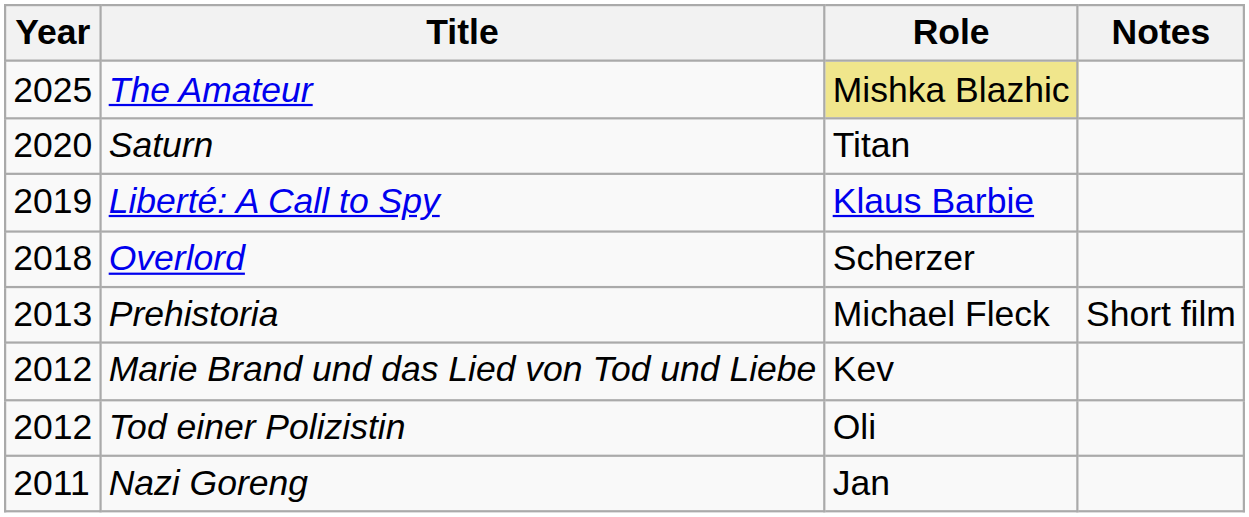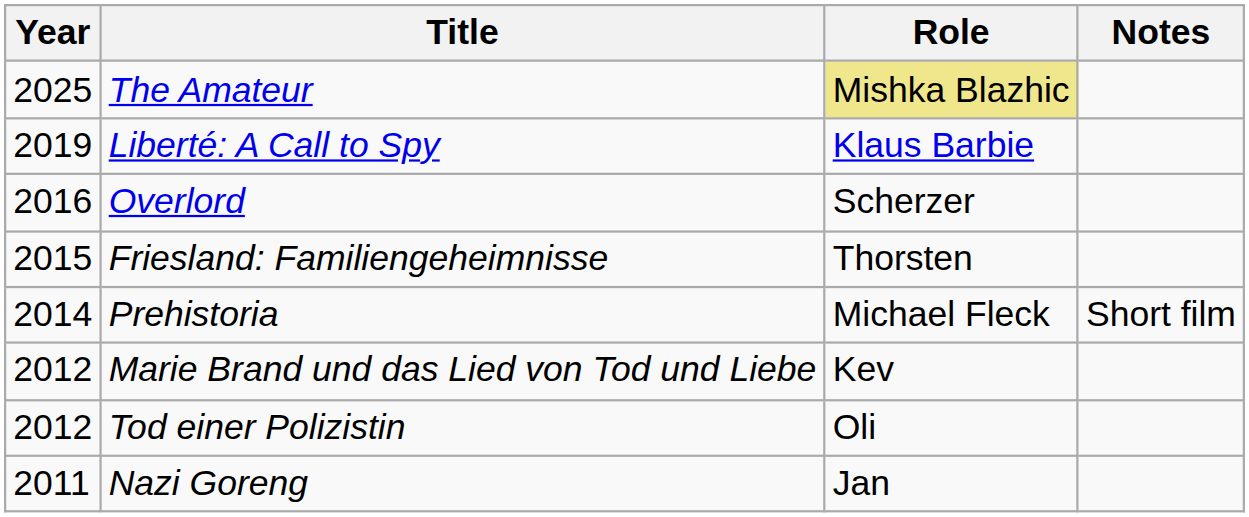- row: (161, 145)
(53, 257) 2018 -> (53, 201) 2016
+ row: (358, 257)
(53, 314) 2013 -> (53, 314) 2014
